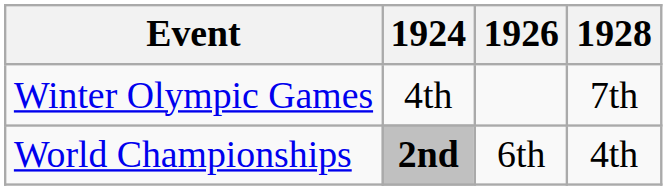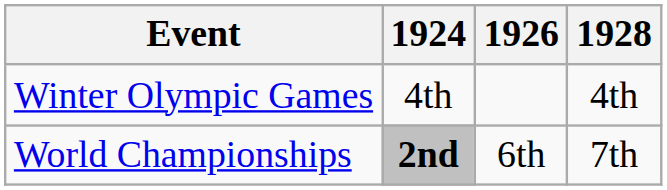(614, 94) 7th -> (614, 94) 4th
(614, 154) 4th -> (614, 154) 7th
